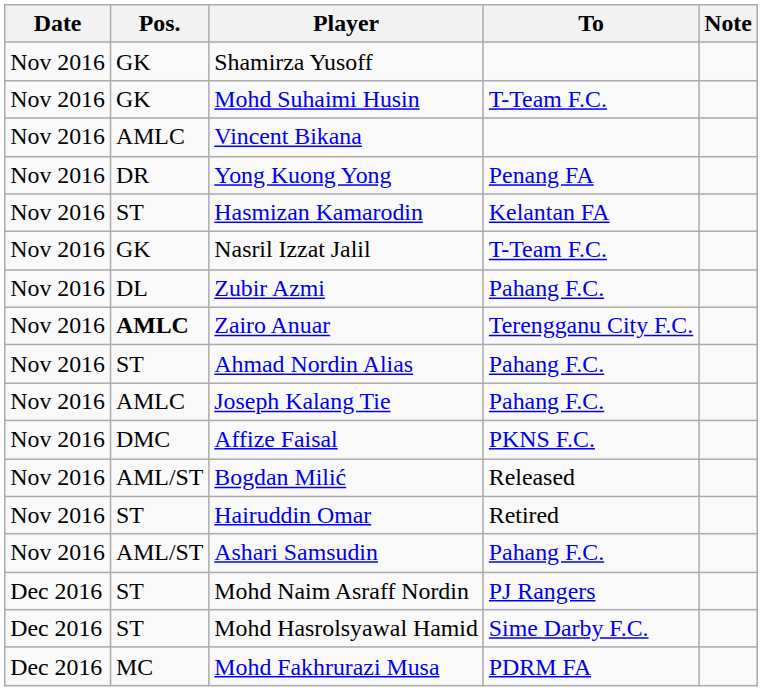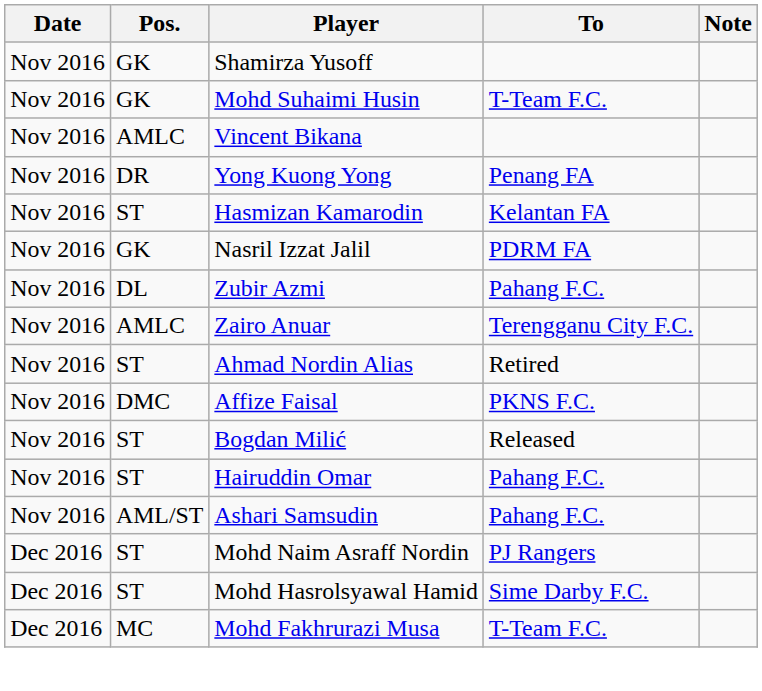(548, 250) T-Team F.C. -> (540, 250) PDRM FA
(152, 325) bold -> (150, 325) normal
(547, 363) Pahang F.C. -> (524, 363) Retired
- row: (302, 401)
(160, 477) AML/ST -> (130, 439) ST
(524, 514) Retired -> (547, 477) Pahang F.C.
(540, 666) PDRM FA -> (548, 628) T-Team F.C.
